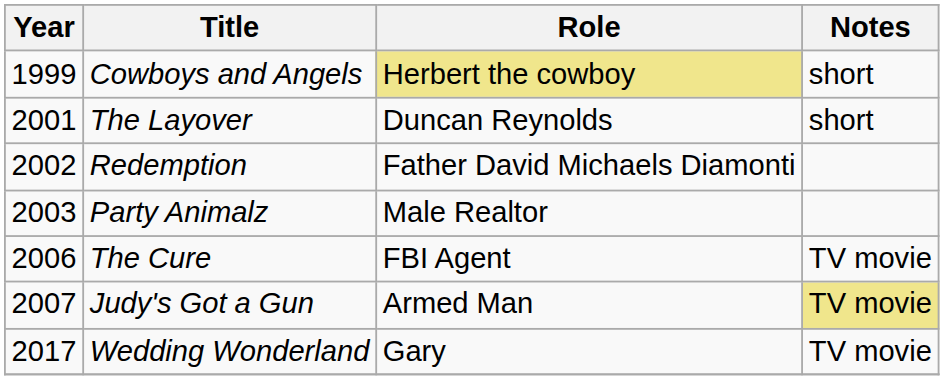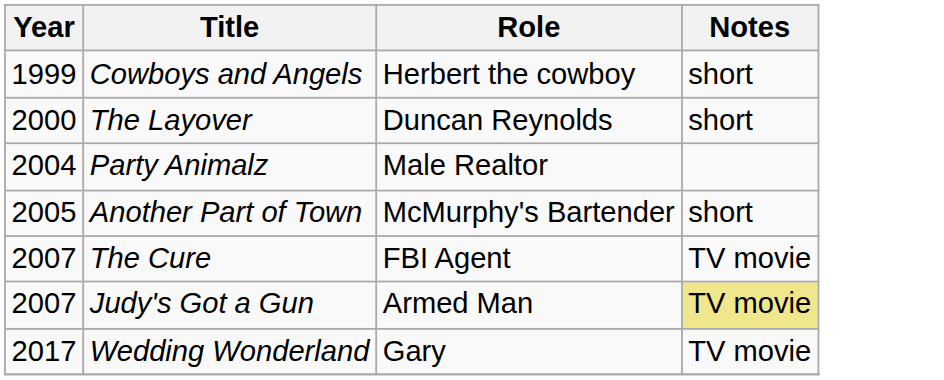(509, 73) khaki background -> (509, 73) no background
(44, 119) 2001 -> (44, 119) 2000
- row: (168, 166)
(44, 212) 2003 -> (44, 166) 2004
+ row: (226, 212)
(44, 258) 2006 -> (44, 258) 2007
